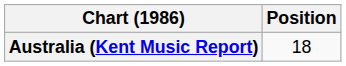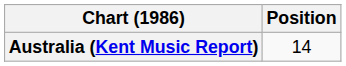(302, 46) 18 -> (302, 46) 14
